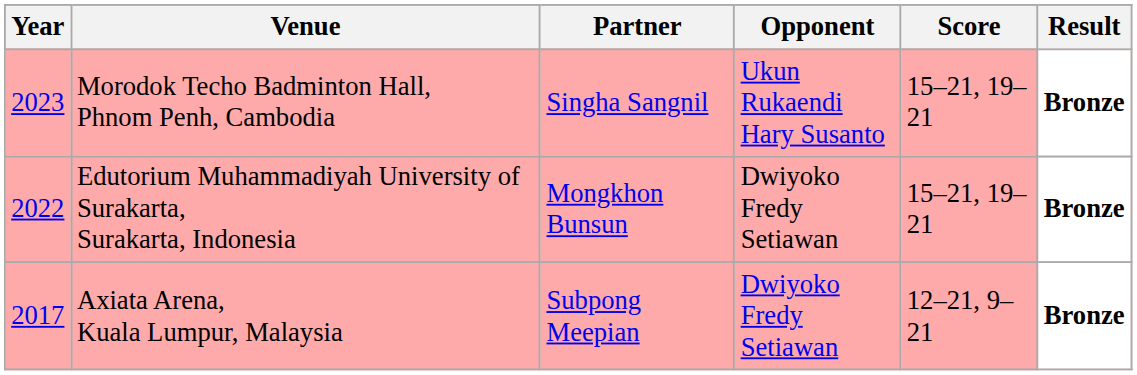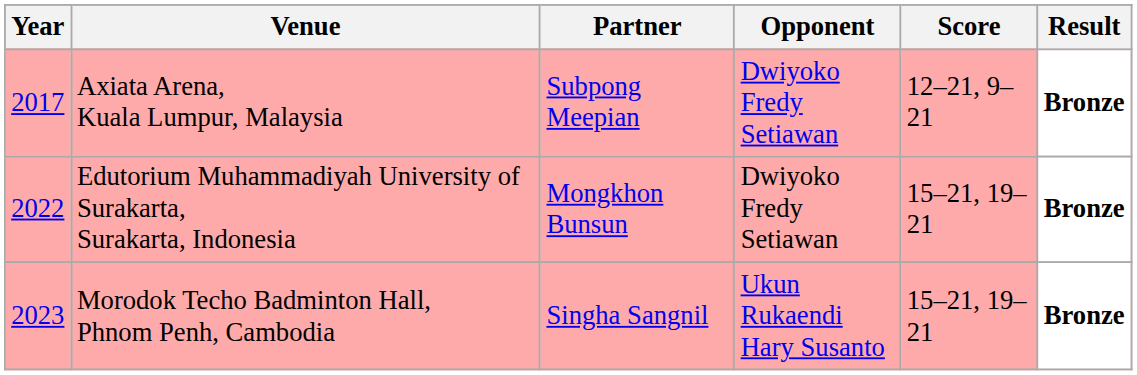rows swapped: (210, 315) <-> (254, 102)
